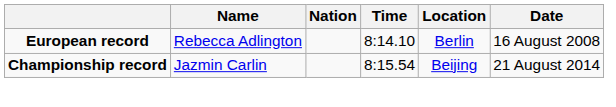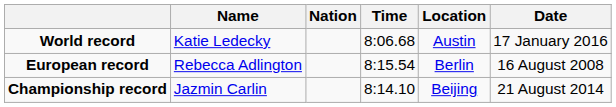+ row: (87, 41)
(390, 41) 8:14.10 -> (390, 65) 8:15.54
(390, 65) 8:15.54 -> (390, 89) 8:14.10
